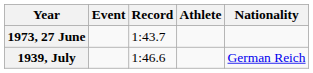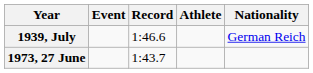rows swapped: (47, 57) <-> (47, 36)
